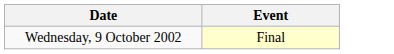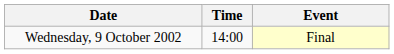+ column: (227, 15)
